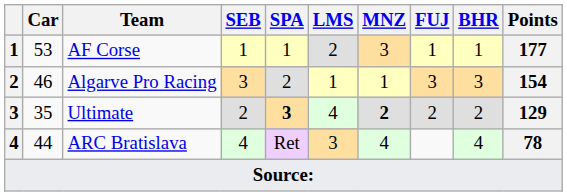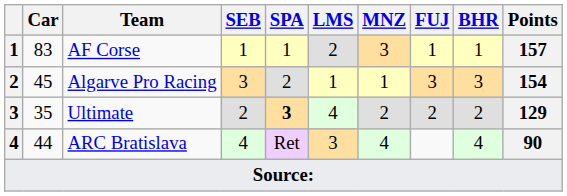(43, 50) 53 -> (43, 50) 83
(533, 50) 177 -> (533, 50) 157
(43, 81) 46 -> (43, 81) 45
(384, 112) bold -> (384, 112) normal
(533, 143) 78 -> (533, 143) 90
